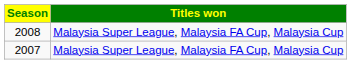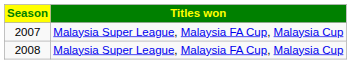rows swapped: (28, 50) <-> (28, 31)
